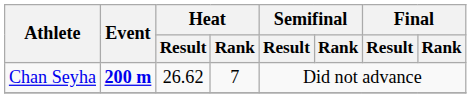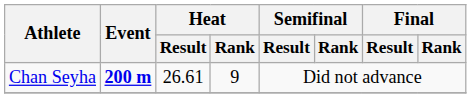(183, 78) 26.62 -> (183, 78) 26.61
(235, 78) 7 -> (235, 78) 9
